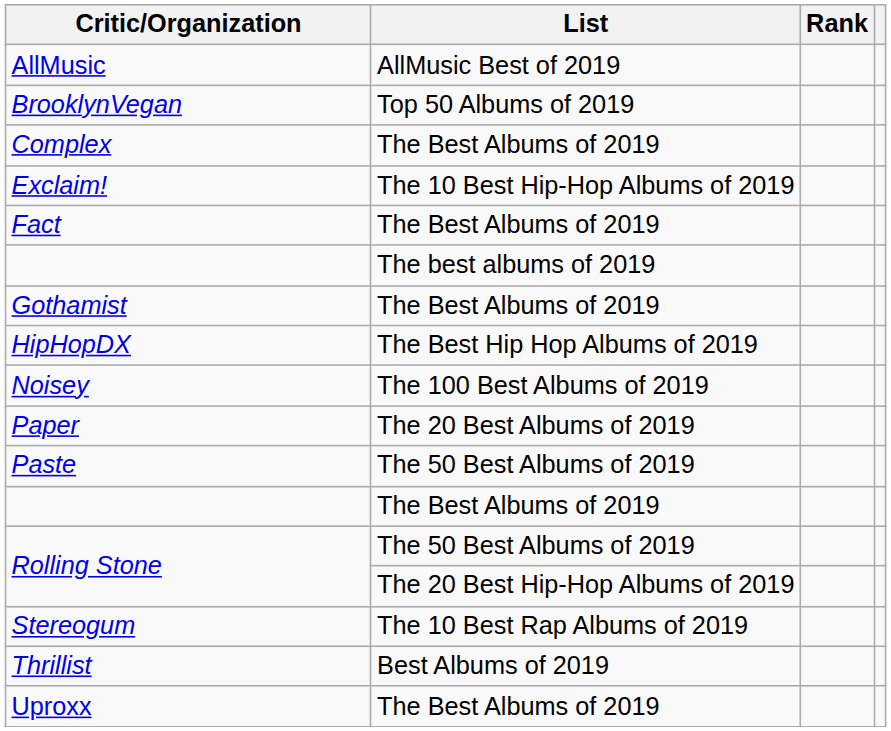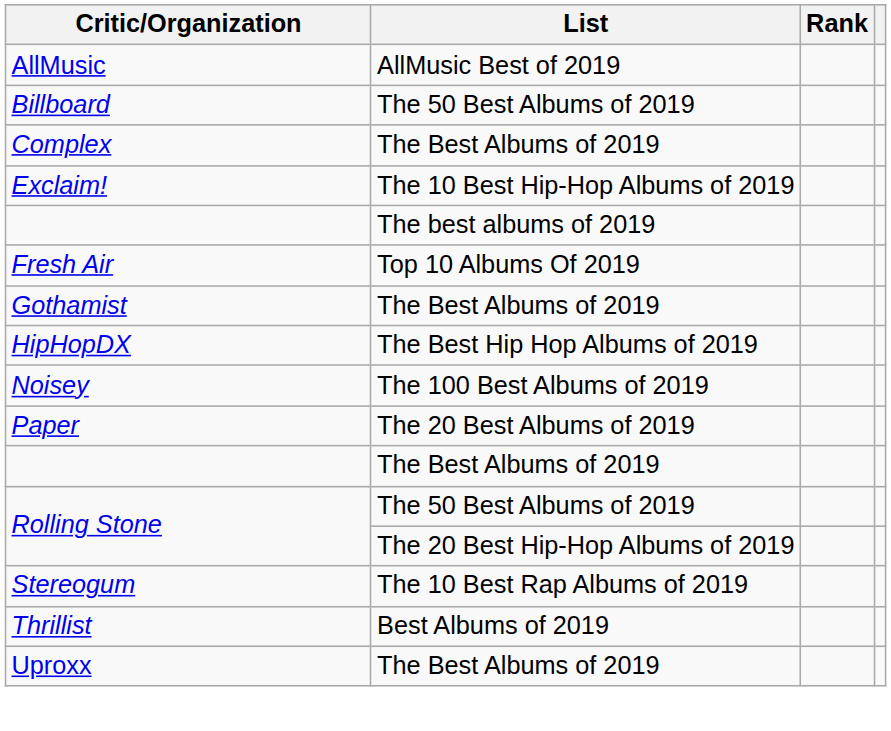+ row: (61, 104)
- row: (97, 104)
- row: (36, 225)
+ row: (62, 265)
- row: (44, 465)
